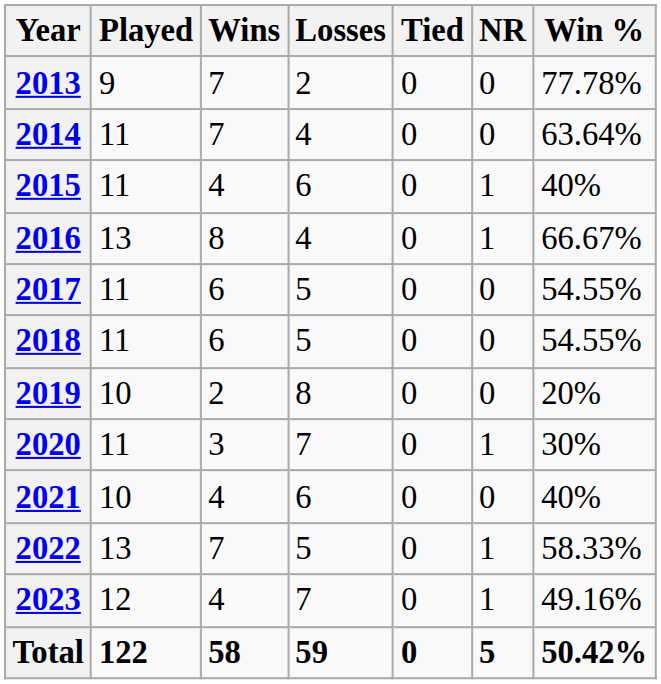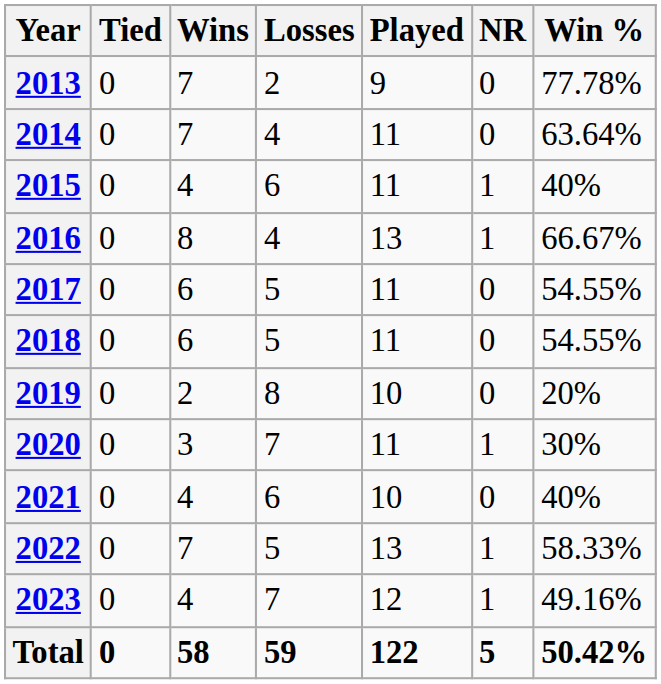columns swapped: (146, 30) <-> (432, 30)
